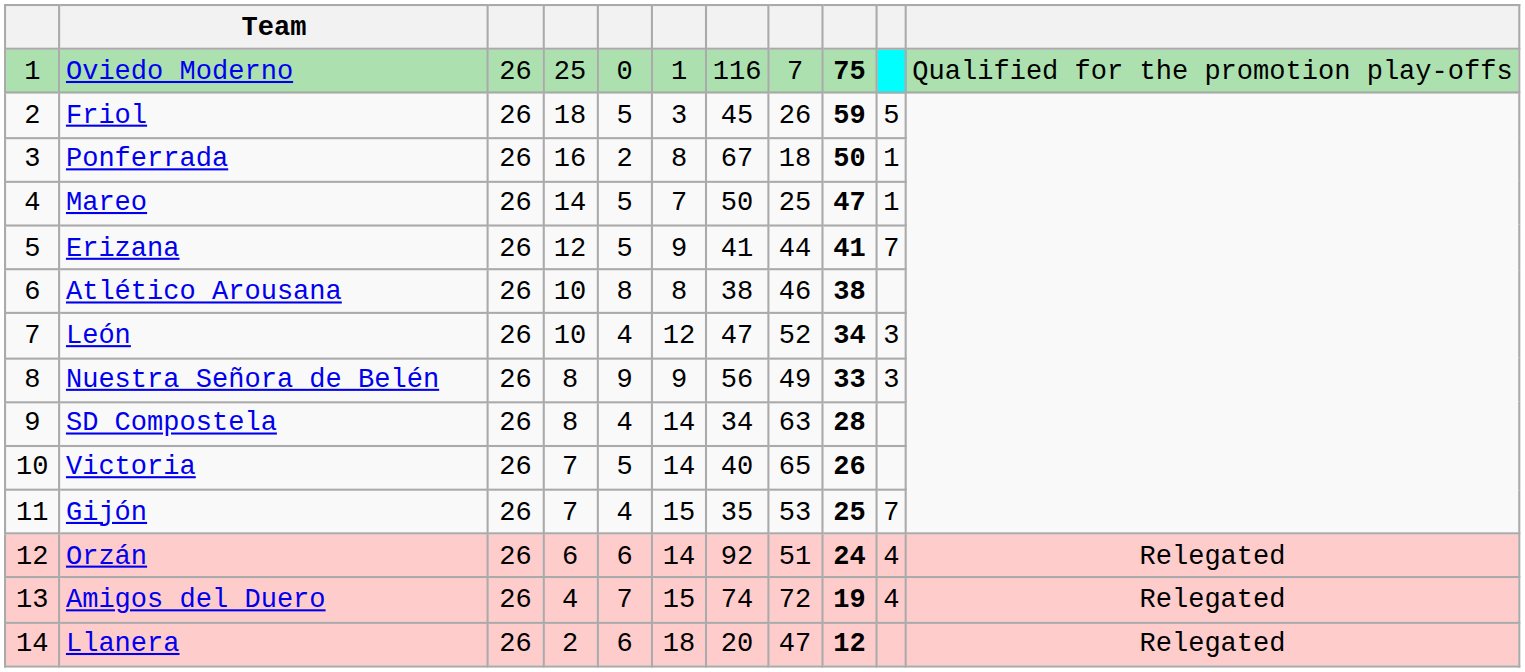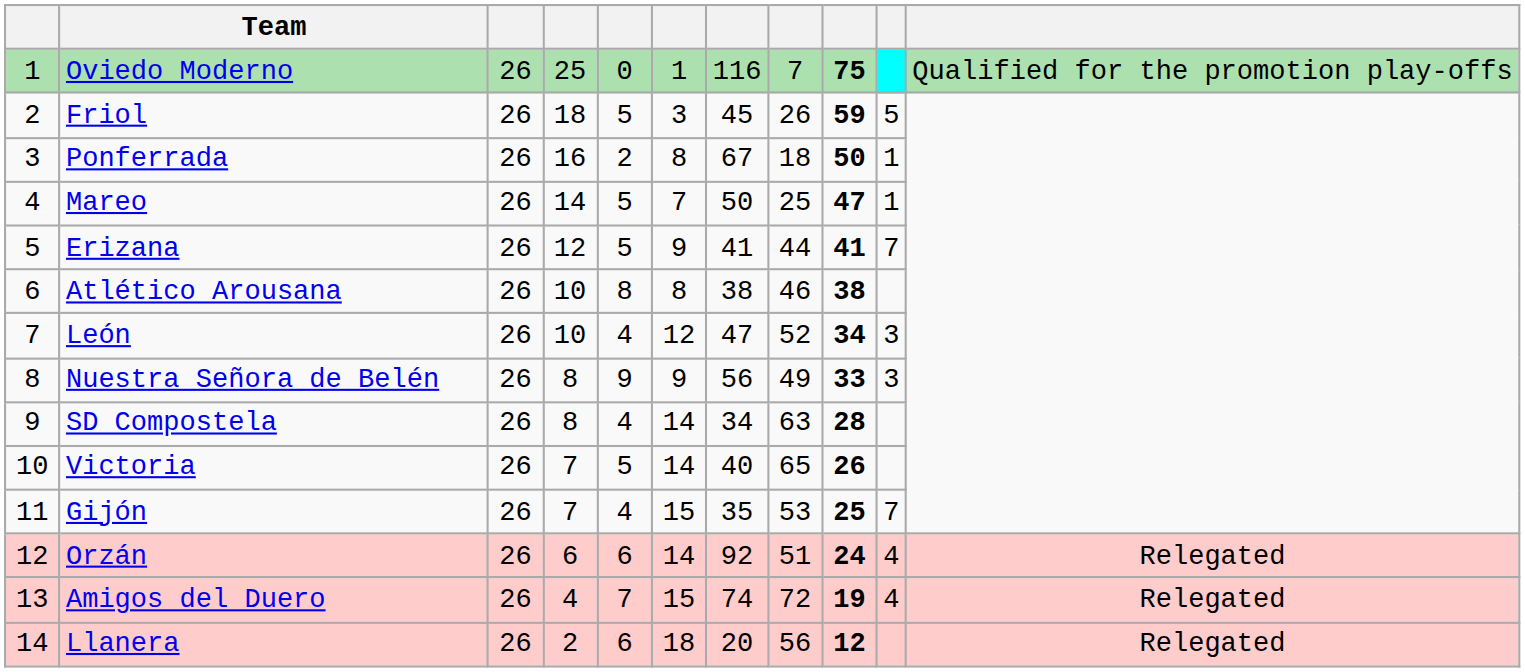(795, 644) 47 -> (795, 644) 56
